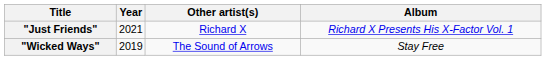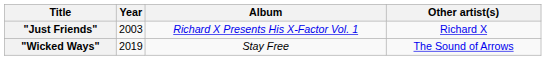columns swapped: (223, 13) <-> (421, 13)
(131, 30) 2021 -> (131, 30) 2003
